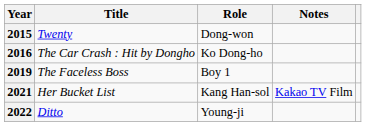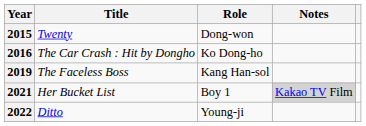(216, 72) Boy 1 -> (235, 72) Kang Han-sol
(235, 92) Kang Han-sol -> (216, 92) Boy 1
(314, 92) no background -> (314, 92) lightgrey background
